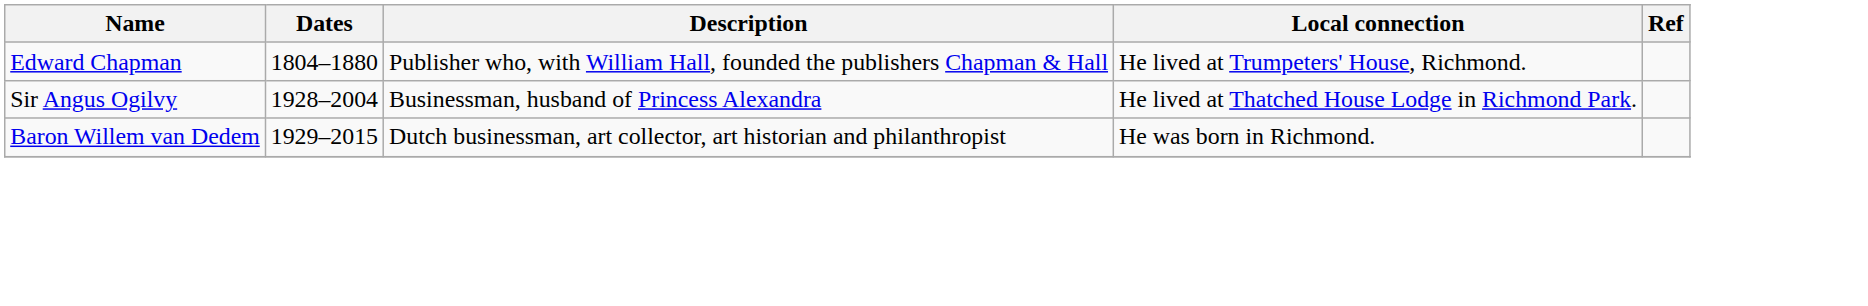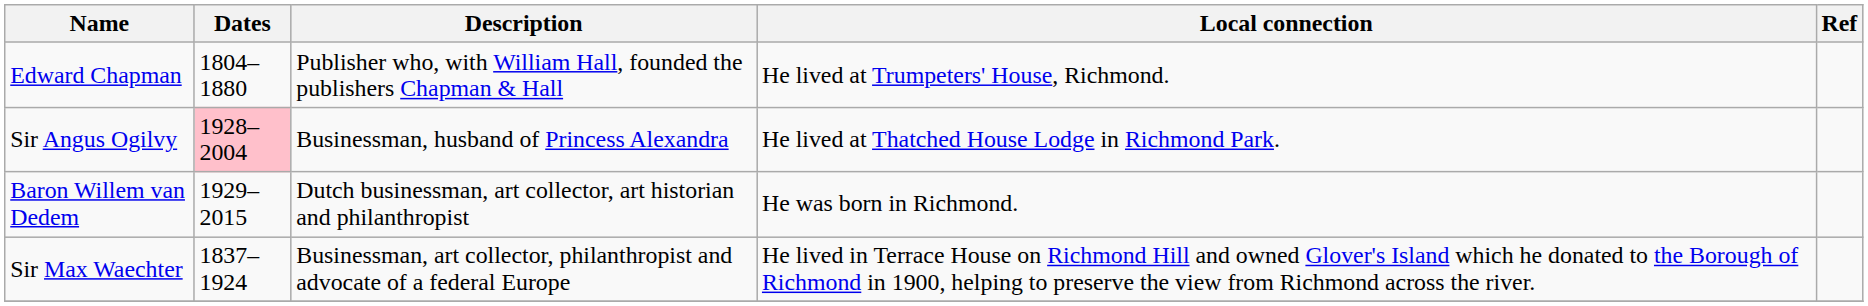(324, 99) no background -> (229, 139) pink background
+ row: (96, 268)
